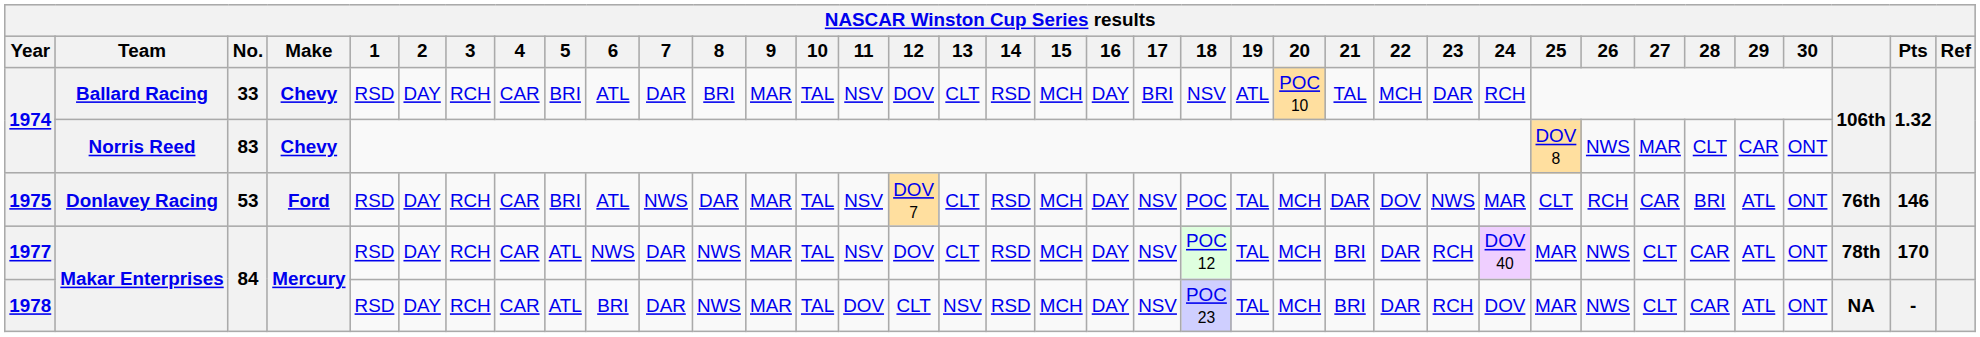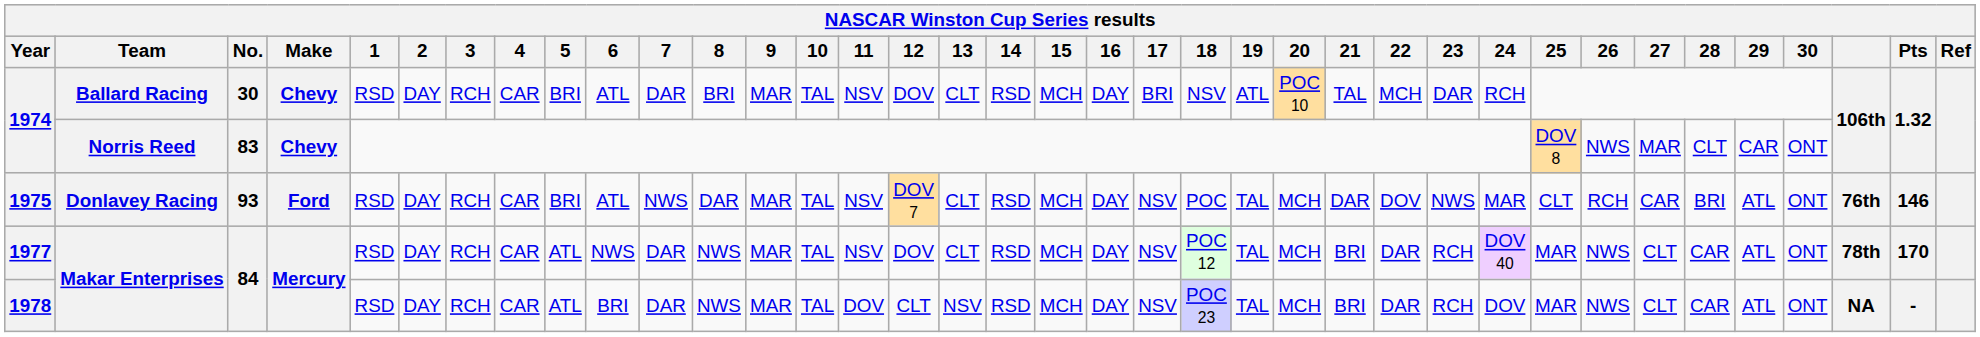(248, 93) 33 -> (248, 93) 30
(248, 199) 53 -> (248, 199) 93
